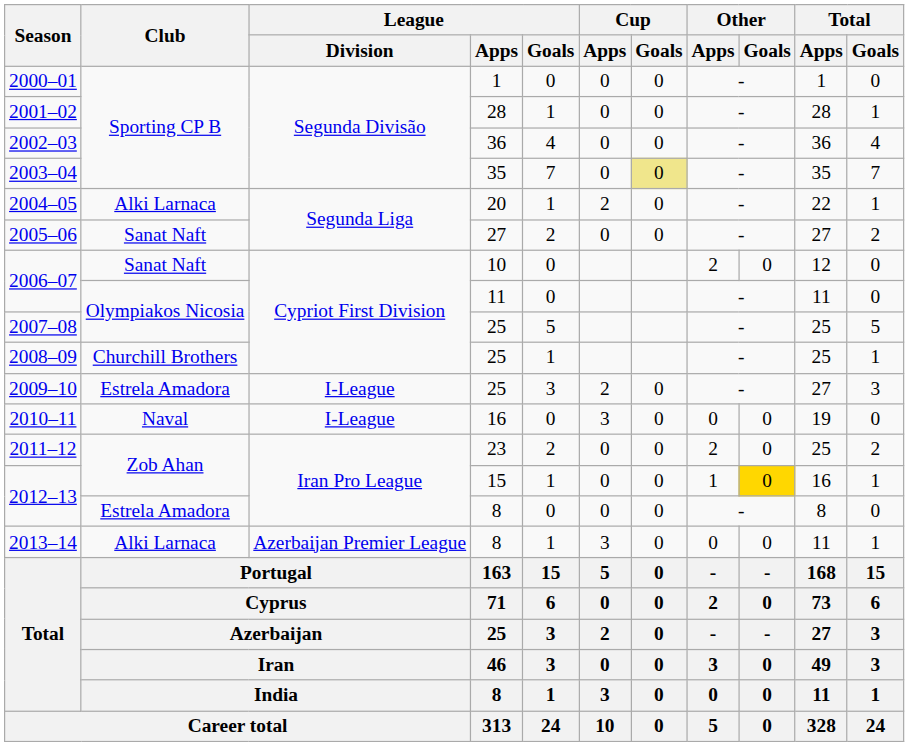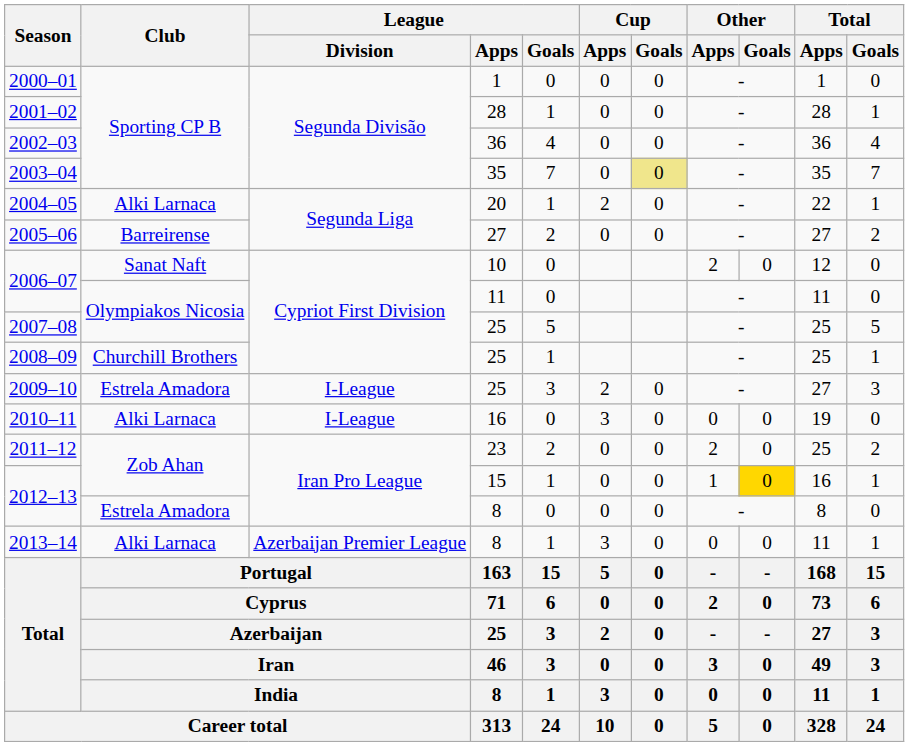(165, 234) Sanat Naft -> (165, 234) Barreirense
(165, 419) Naval -> (165, 419) Alki Larnaca
